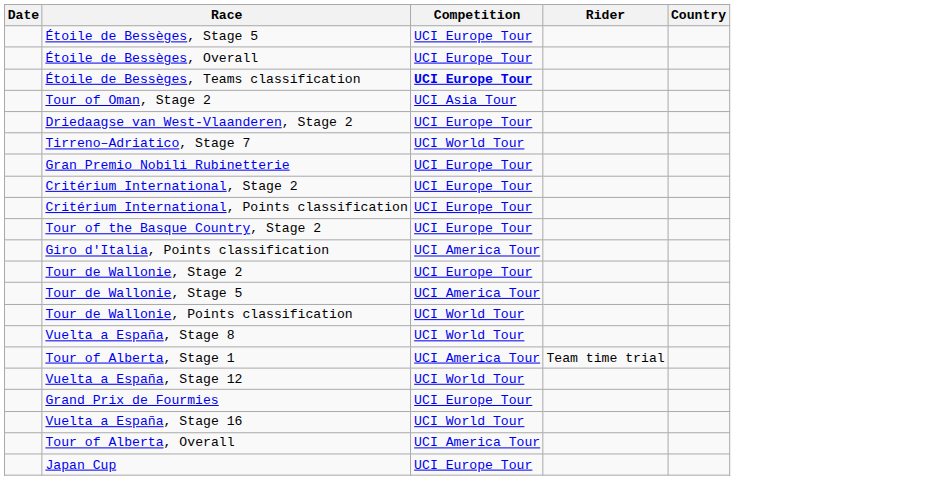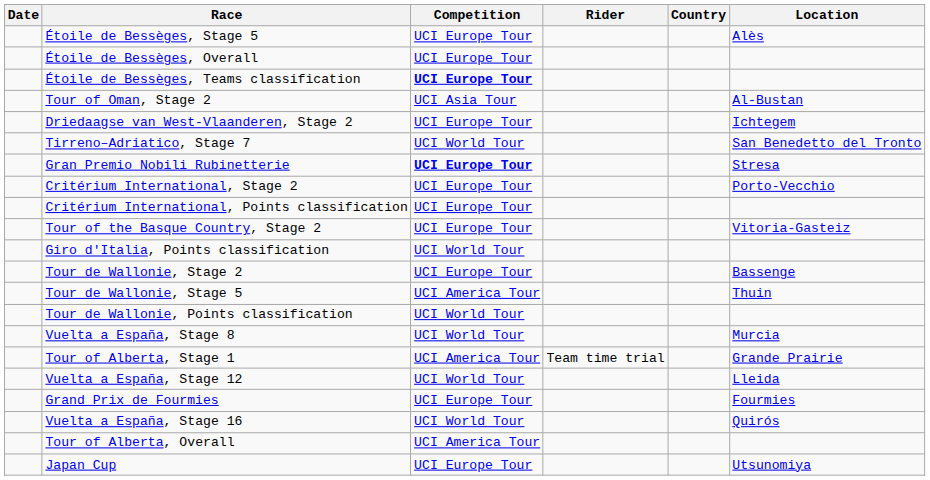+ column: (827, 15)
(473, 165) normal -> (473, 165) bold
(477, 251) UCI America Tour -> (469, 251) UCI World Tour
